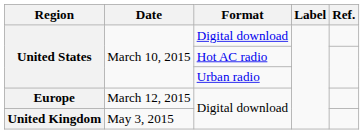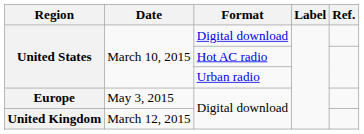(149, 98) March 12, 2015 -> (141, 98) May 3, 2015
(141, 118) May 3, 2015 -> (149, 118) March 12, 2015
